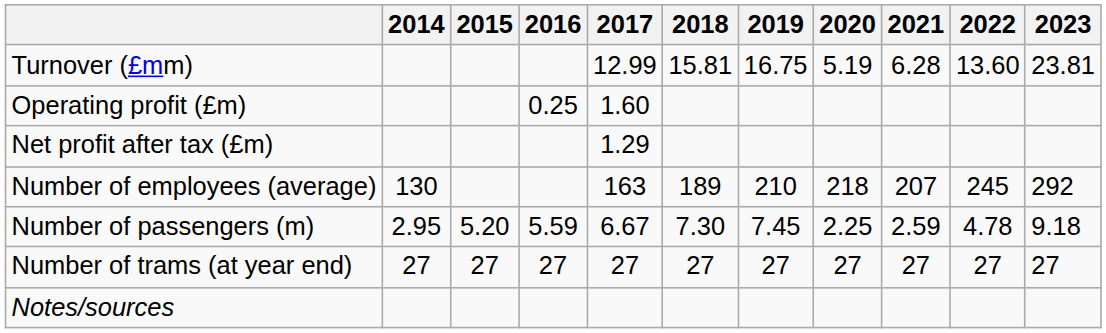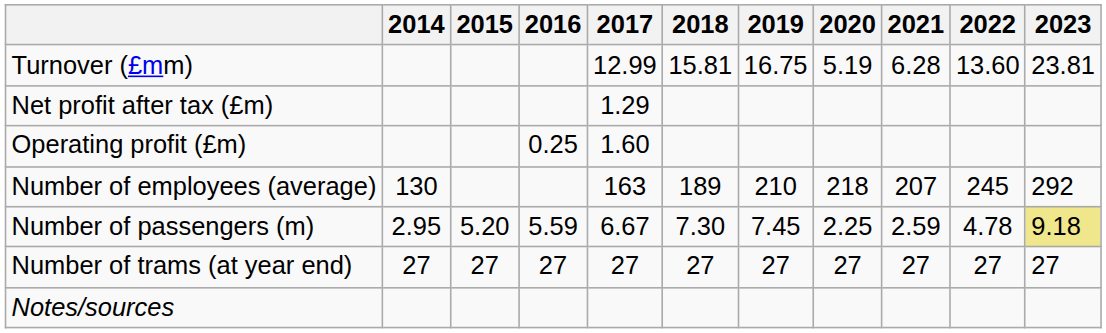rows swapped: (129, 105) <-> (142, 145)
(1056, 226) no background -> (1056, 226) khaki background
